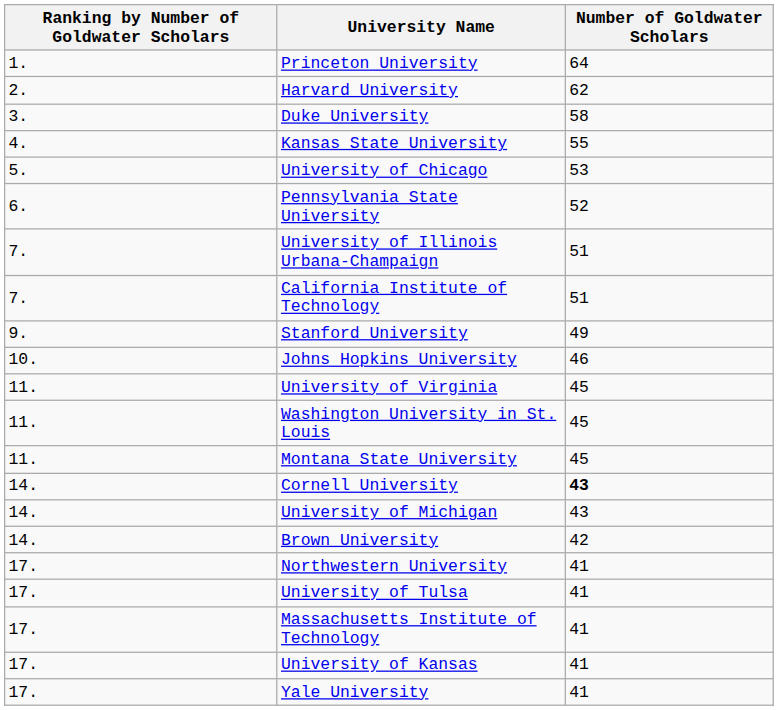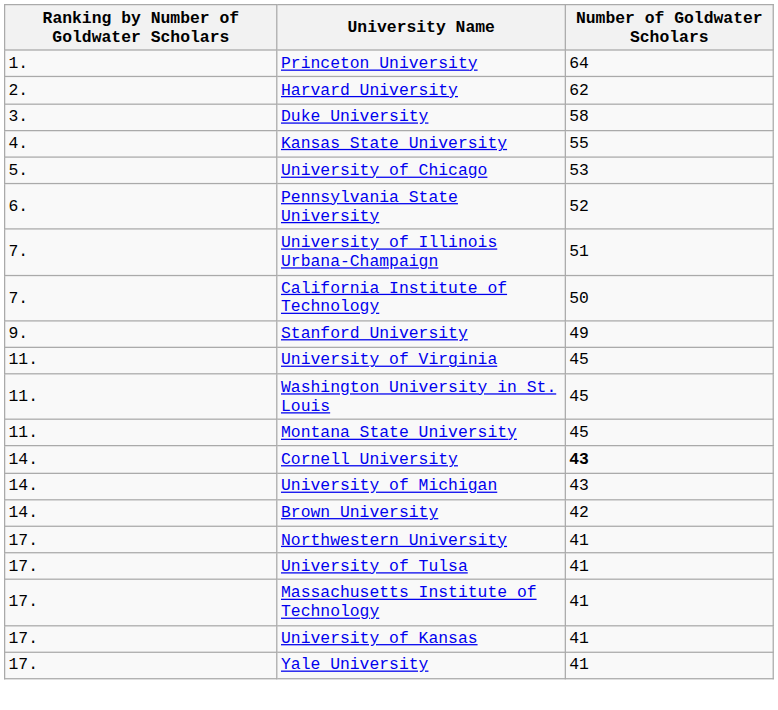(579, 298) 51 -> (579, 298) 50
- row: (399, 361)
